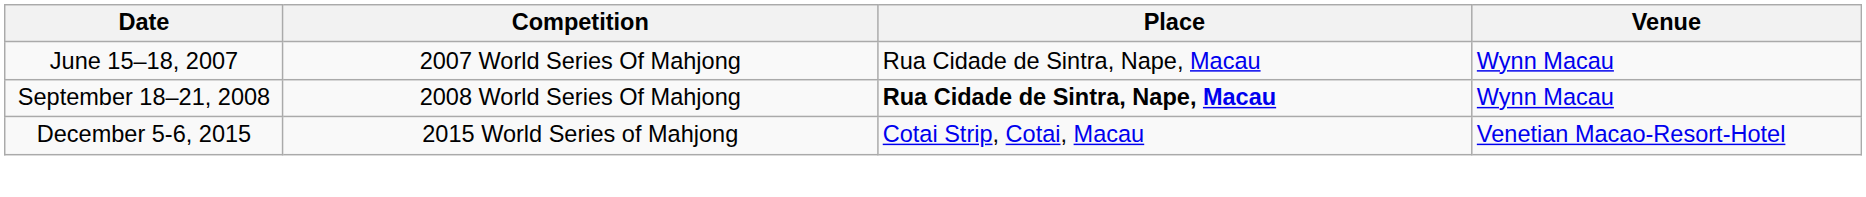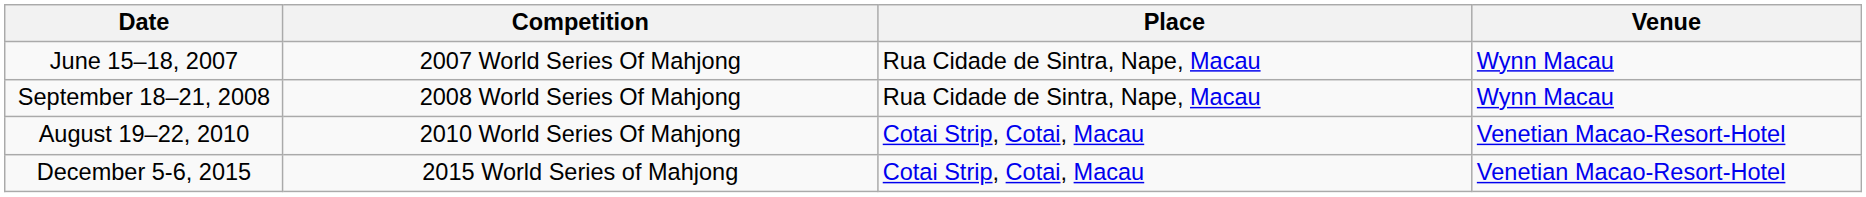(1079, 97) bold -> (1072, 97) normal
+ row: (144, 135)
